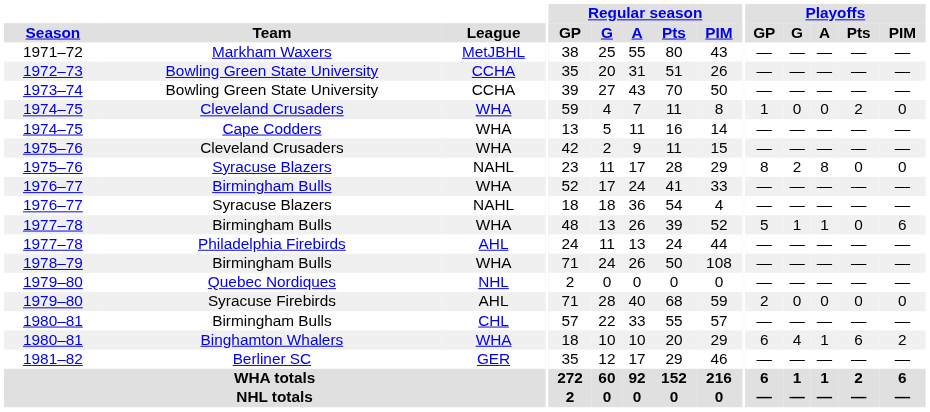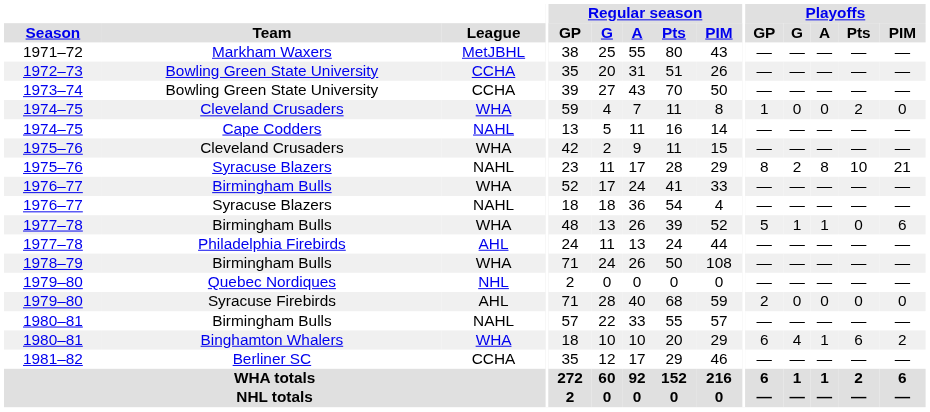(494, 128) WHA -> (494, 128) NAHL
(859, 167) 0 -> (859, 167) 10
(902, 167) 0 -> (902, 167) 21
(494, 320) CHL -> (494, 320) NAHL
(494, 359) GER -> (494, 359) CCHA
